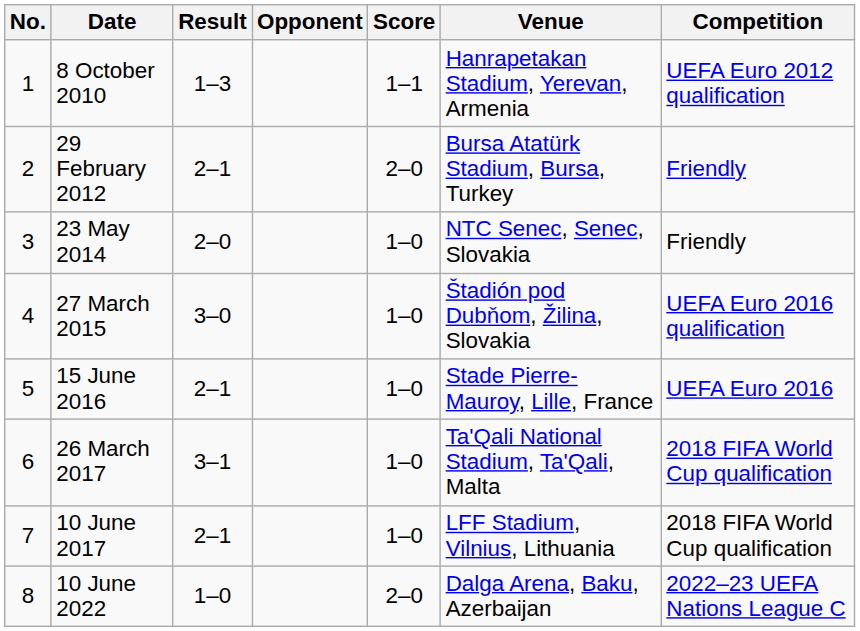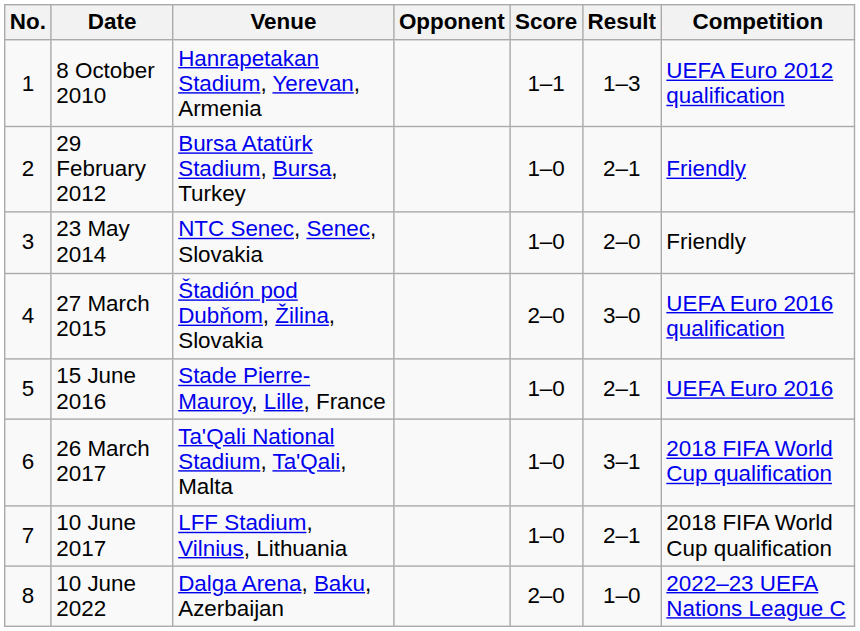columns swapped: (551, 22) <-> (212, 22)
(404, 168) 2–0 -> (546, 168) 1–0
(404, 315) 1–0 -> (546, 315) 2–0
